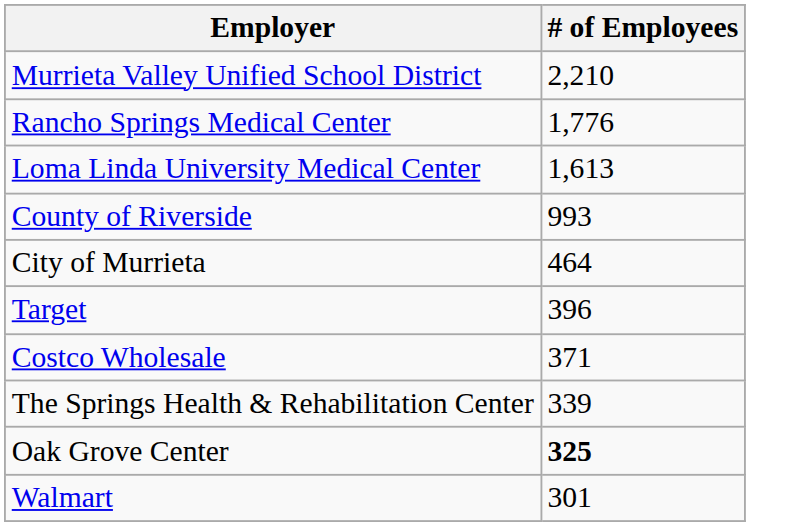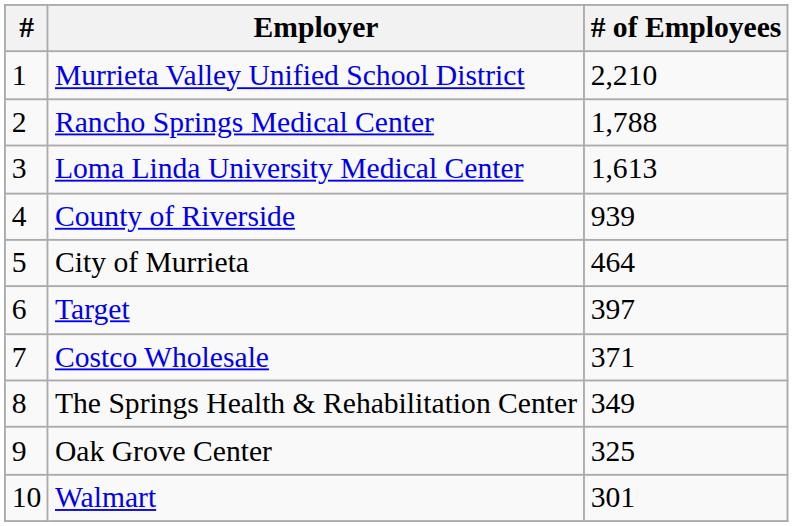+ column: (27, 27)
(581, 121) 1,776 -> (624, 121) 1,788
(570, 215) 993 -> (613, 215) 939
(570, 309) 396 -> (613, 309) 397
(570, 403) 339 -> (613, 403) 349
(570, 450) bold -> (613, 450) normal
